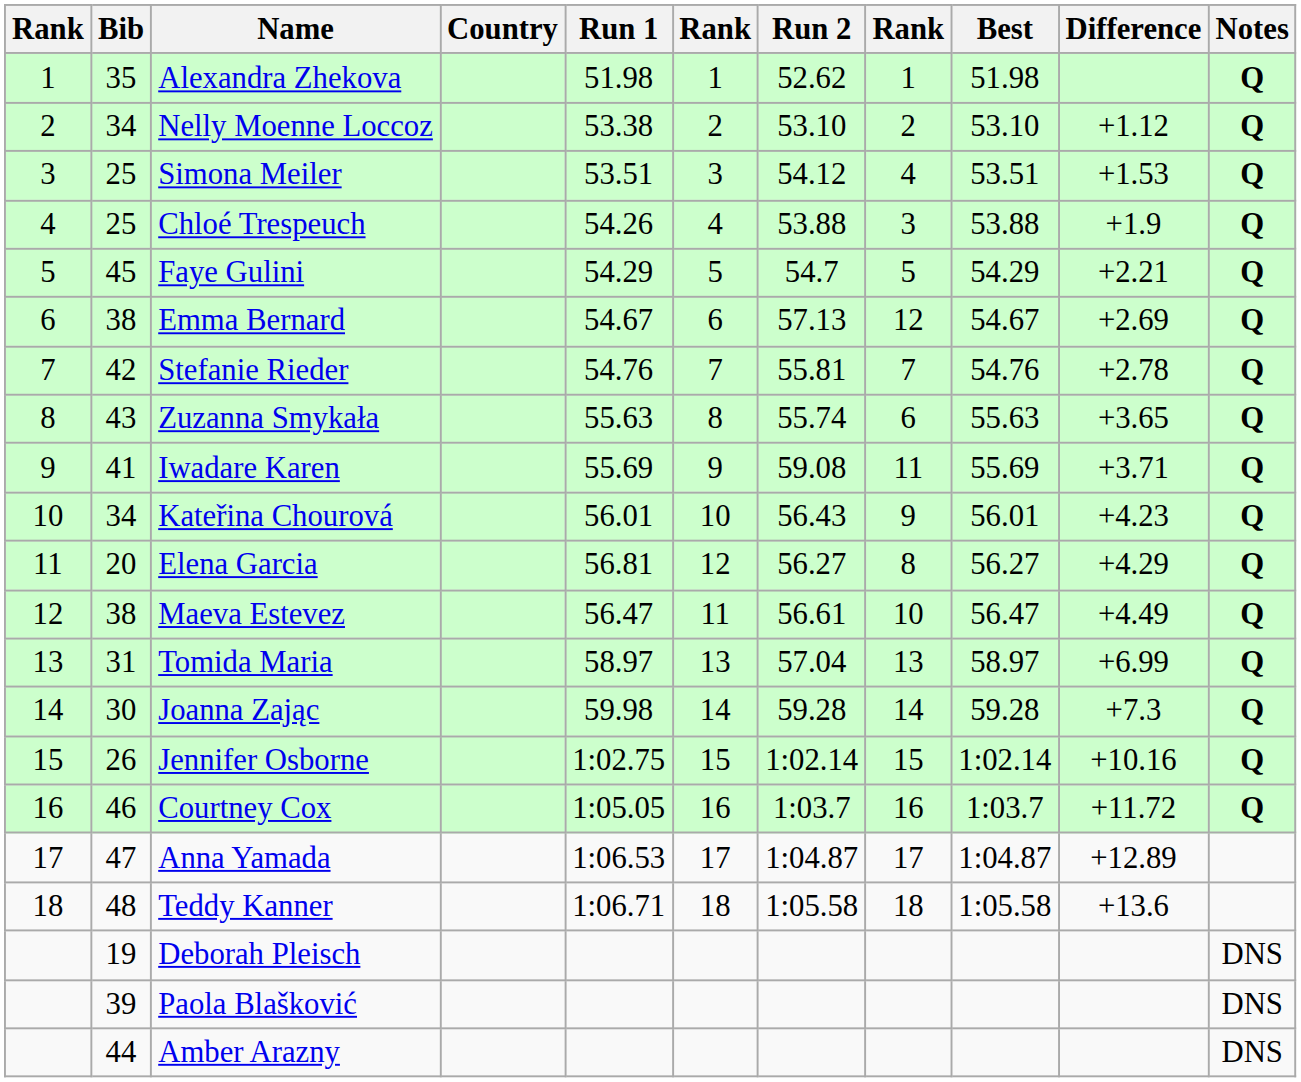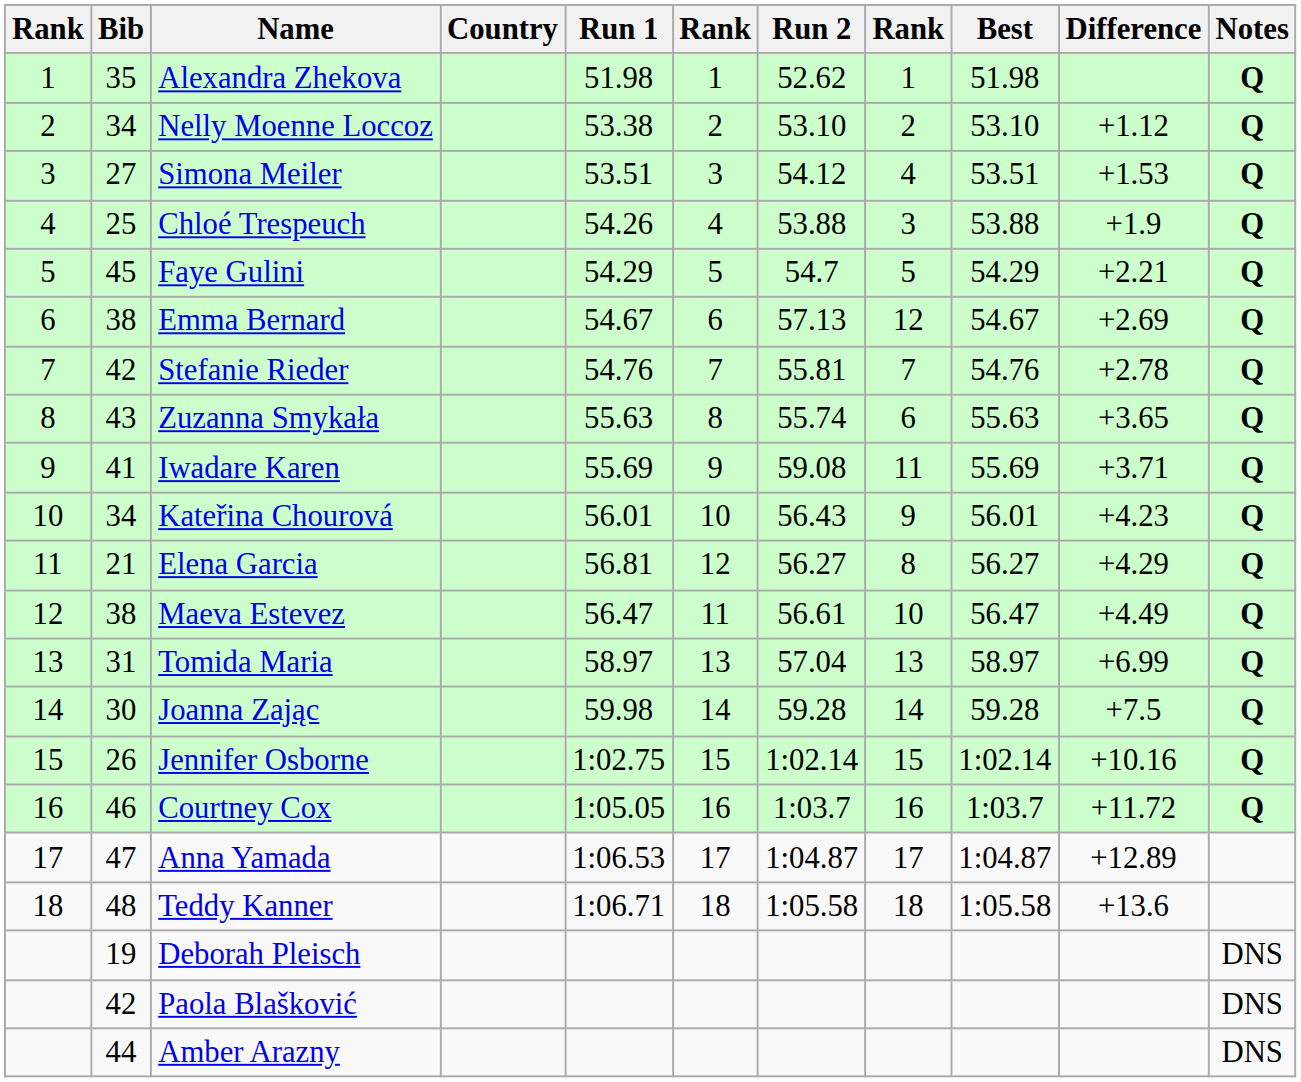(121, 175) 25 -> (121, 175) 27
(121, 564) 20 -> (121, 564) 21
(1133, 710) +7.3 -> (1133, 710) +7.5
(121, 1003) 39 -> (121, 1003) 42
